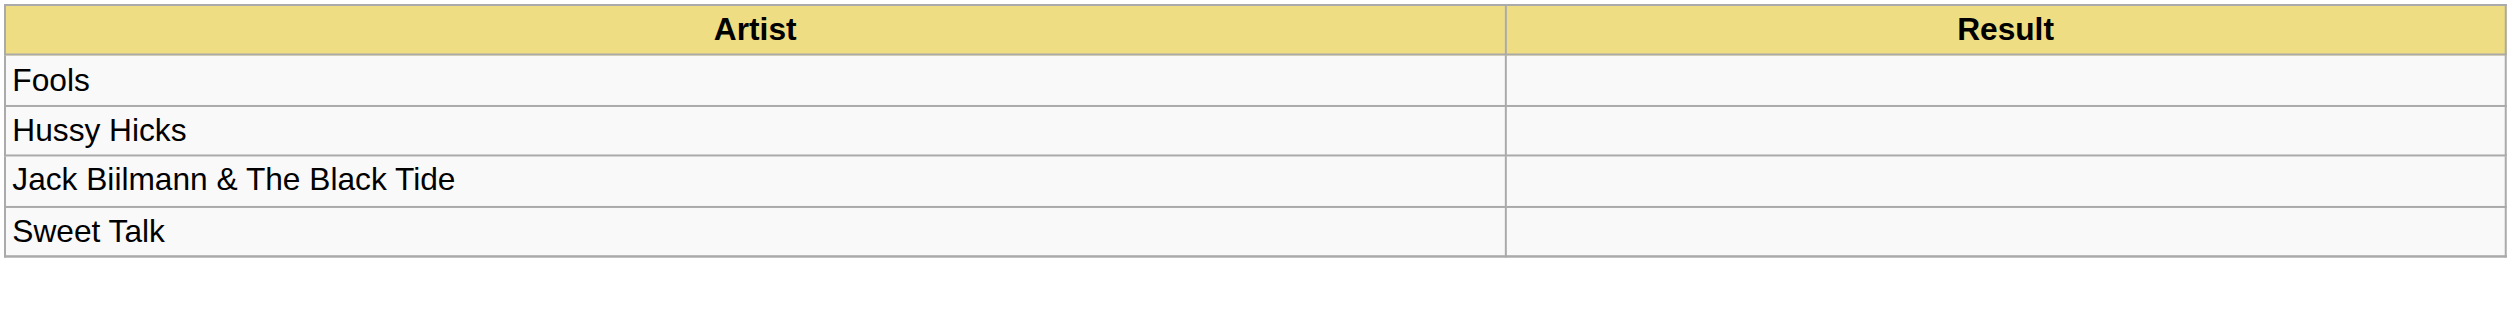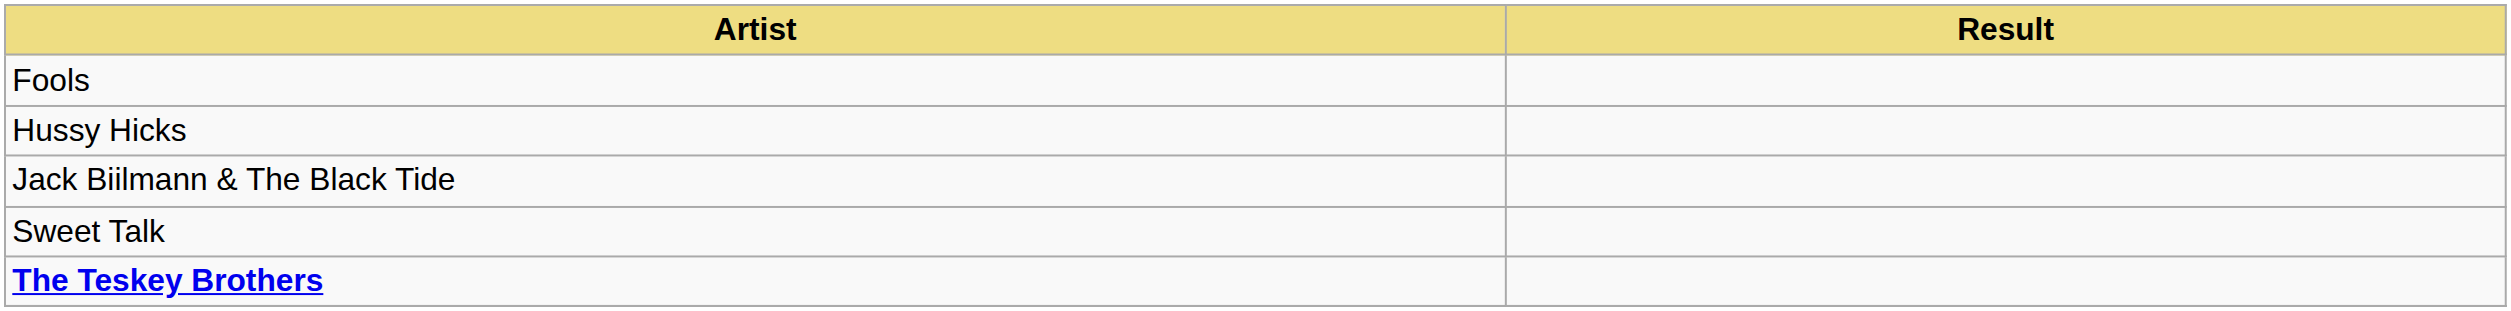+ row: (168, 280)
